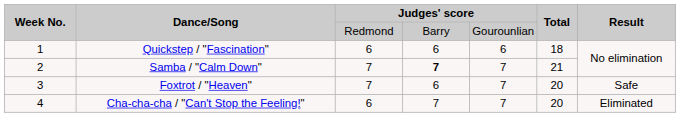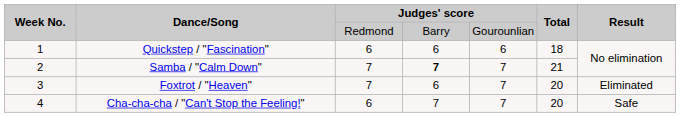(626, 85) Safe -> (626, 85) Eliminated
(626, 103) Eliminated -> (626, 103) Safe
